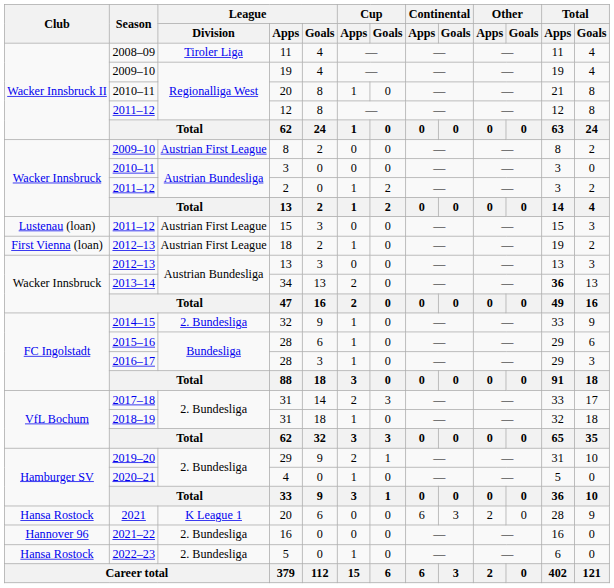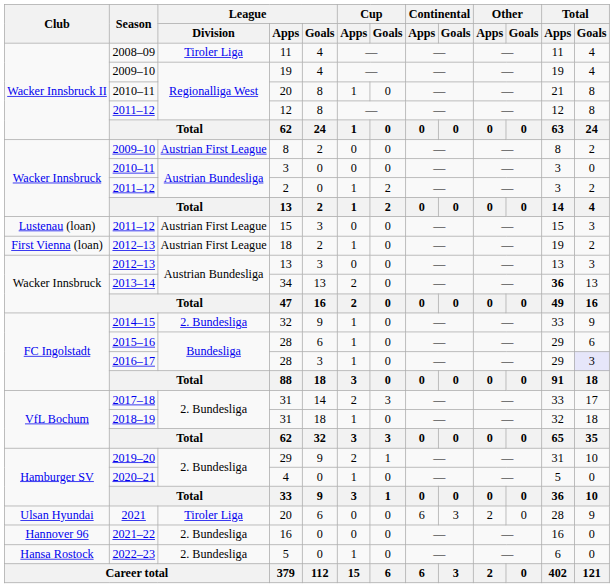(592, 361) no background -> (592, 361) lavender background
(57, 515) Hansa Rostock -> (57, 515) Ulsan Hyundai
(214, 515) K League 1 -> (214, 515) Tiroler Liga
